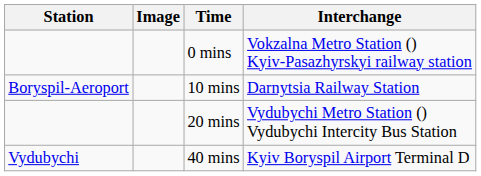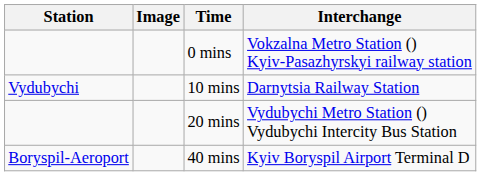(69, 87) Boryspil-Aeroport -> (44, 87) Vydubychi
(44, 157) Vydubychi -> (69, 157) Boryspil-Aeroport
